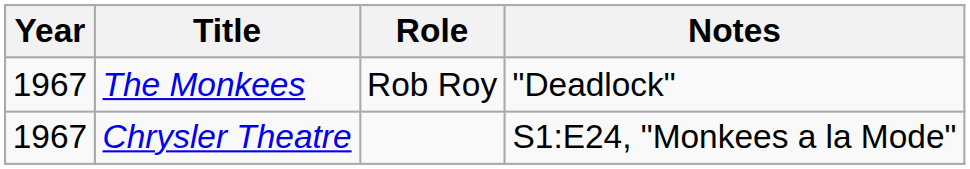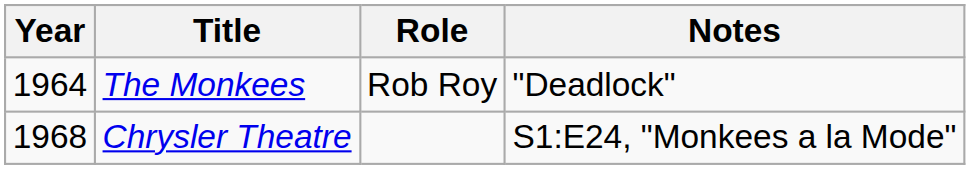(50, 84) 1967 -> (50, 84) 1964
(50, 137) 1967 -> (50, 137) 1968
